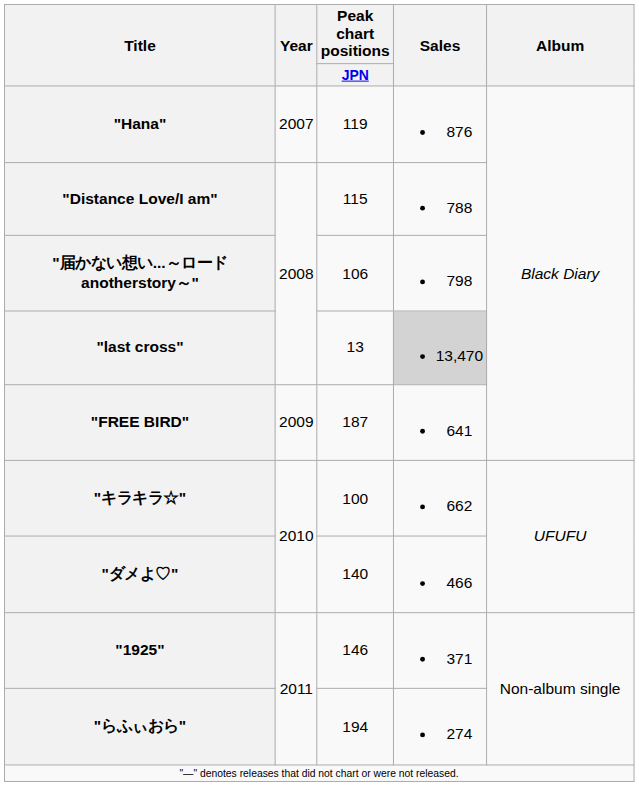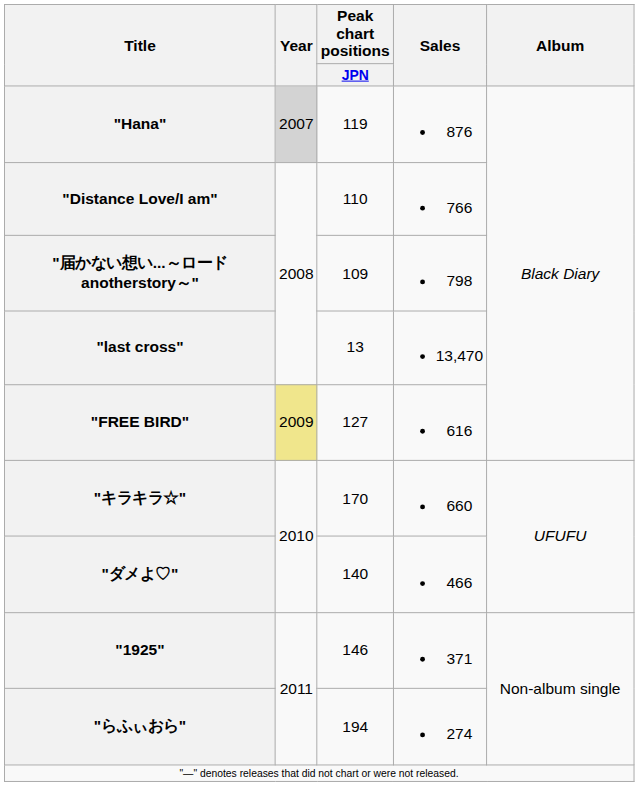(296, 124) no background -> (296, 124) lightgrey background
(355, 198) 115 -> (355, 198) 110
(440, 207) 788 -> (440, 207) 766
(355, 273) 106 -> (355, 273) 109
(440, 357) lightgrey background -> (440, 357) no background
(296, 422) no background -> (296, 422) khaki background
(355, 422) 187 -> (355, 422) 127
(442, 431) 641 -> (442, 431) 616
(355, 498) 100 -> (355, 498) 170
(442, 507) 662 -> (442, 507) 660
